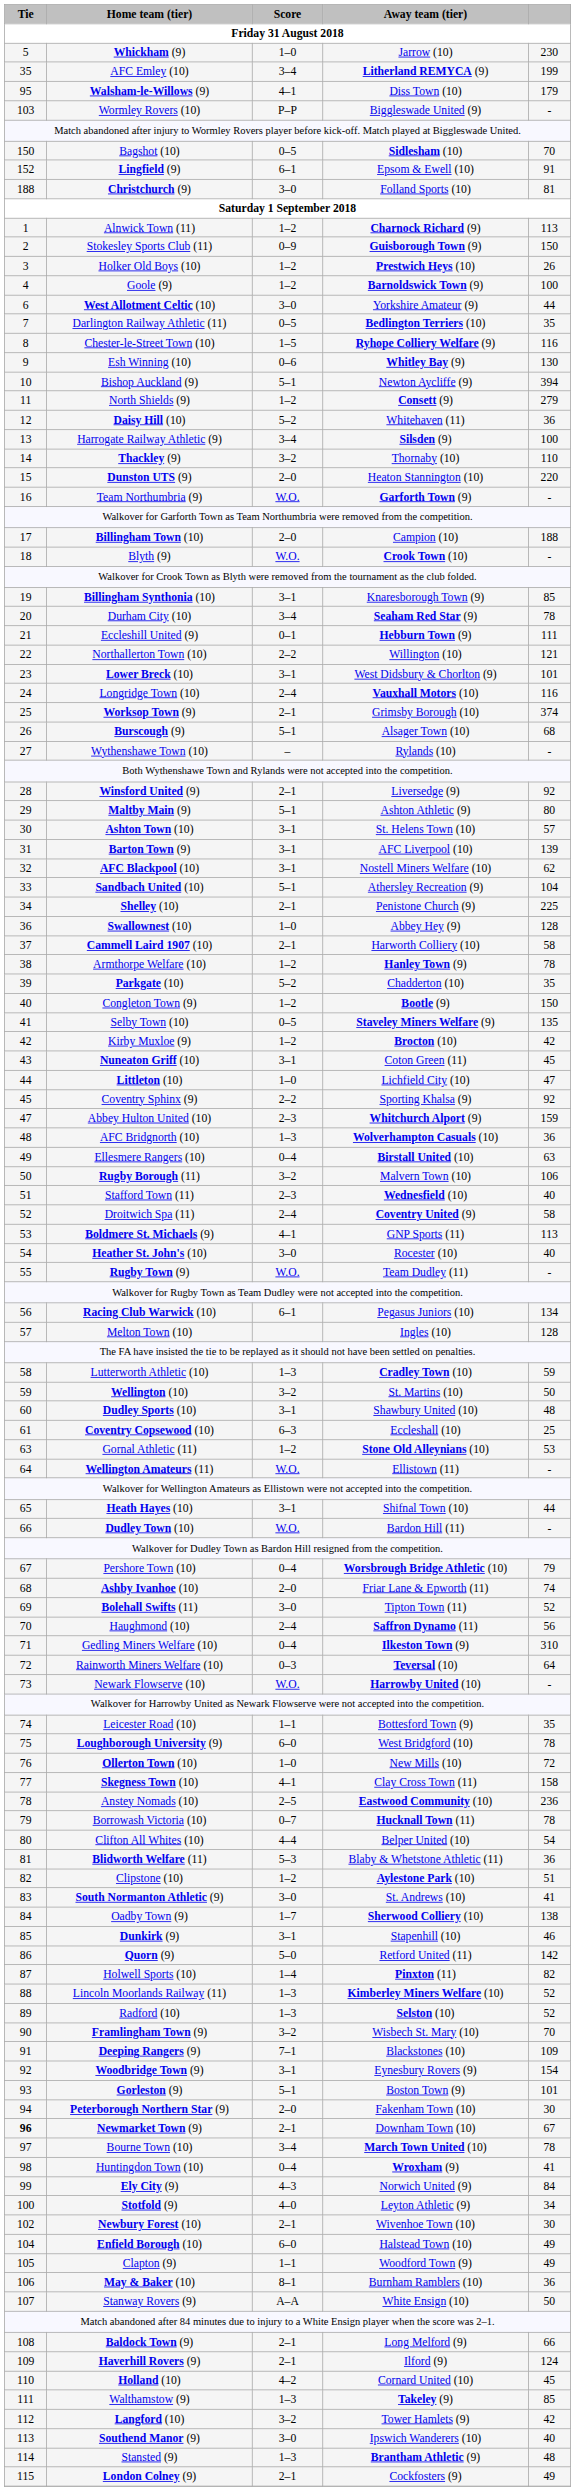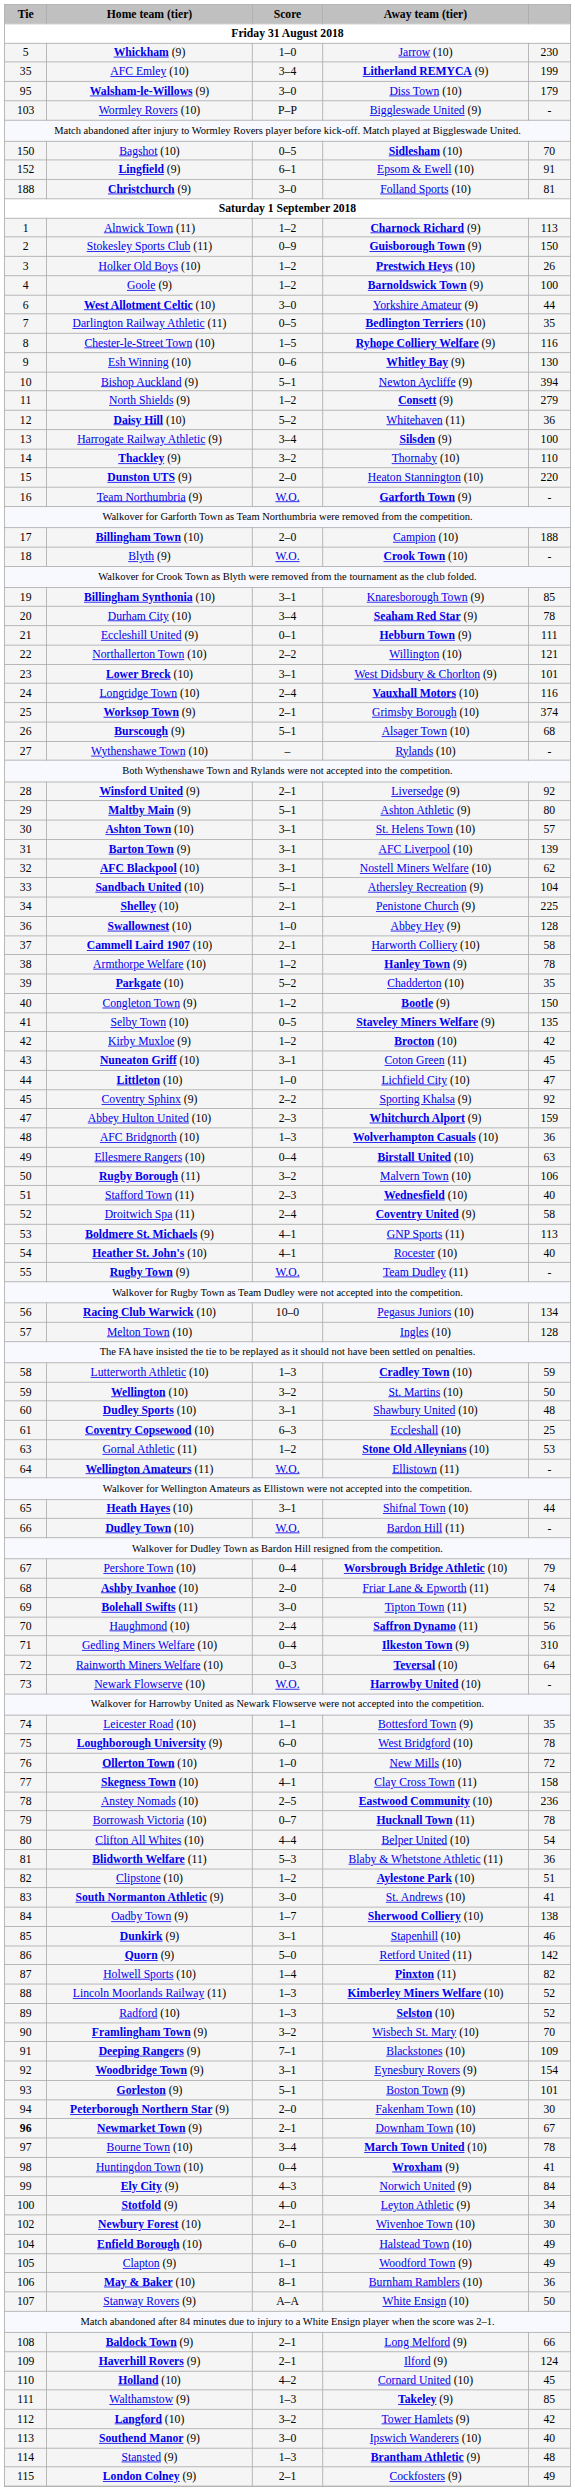(287, 91) 4–1 -> (287, 91) 3–0
(287, 1253) 3–0 -> (287, 1253) 4–1
(287, 1313) 6–1 -> (287, 1313) 10–0
